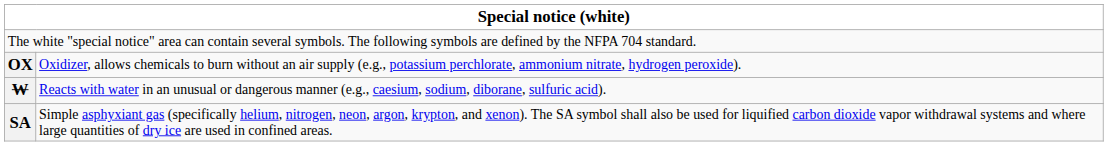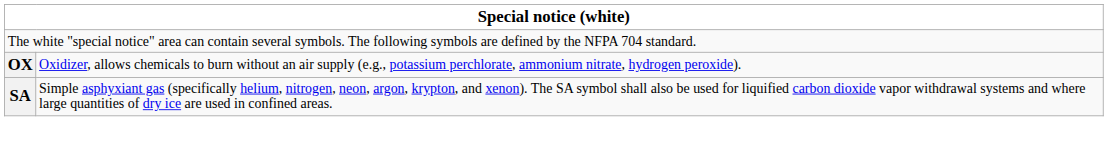- row: (20, 90)
